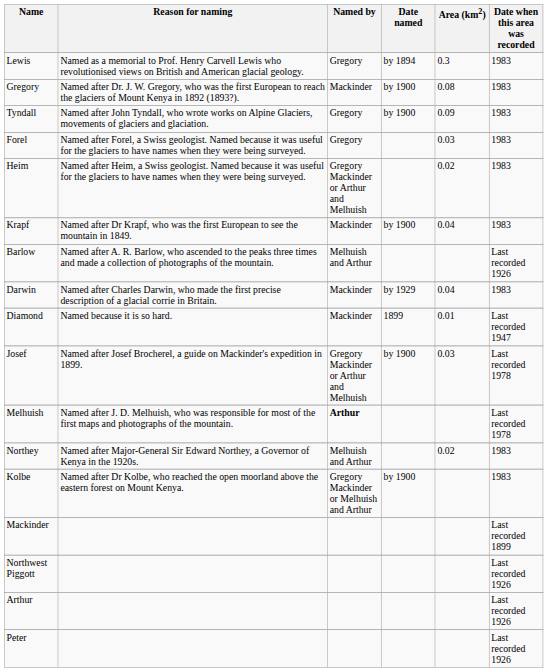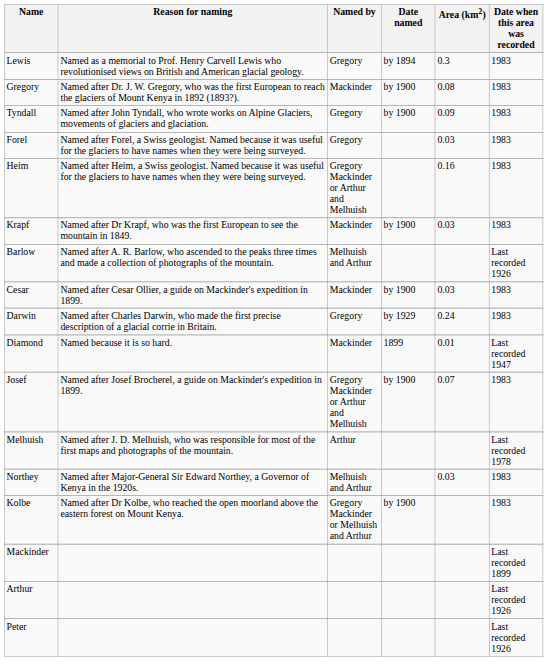(446, 166) 0.02 -> (446, 166) 0.16
(446, 225) 0.04 -> (446, 225) 0.03
+ row: (18, 289)
(351, 289) Mackinder -> (346, 316) Gregory
(446, 289) 0.04 -> (446, 316) 0.24
(446, 353) 0.03 -> (446, 380) 0.07
(508, 364) Last recorded 1978 -> (501, 380) 1983
(345, 413) bold -> (343, 439) normal
(446, 450) 0.02 -> (446, 476) 0.03
- row: (27, 568)
